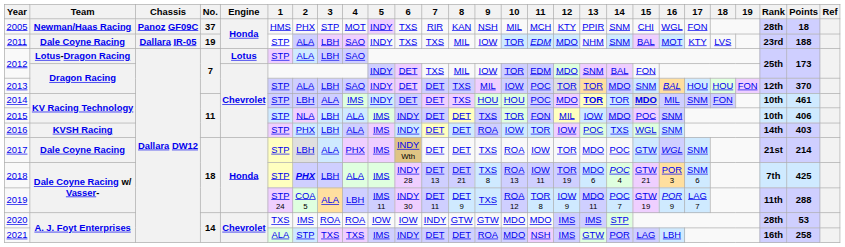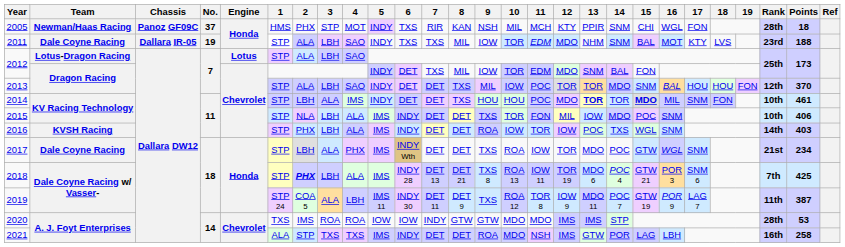(804, 150) 214 -> (804, 150) 234
(804, 200) 288 -> (804, 200) 387
